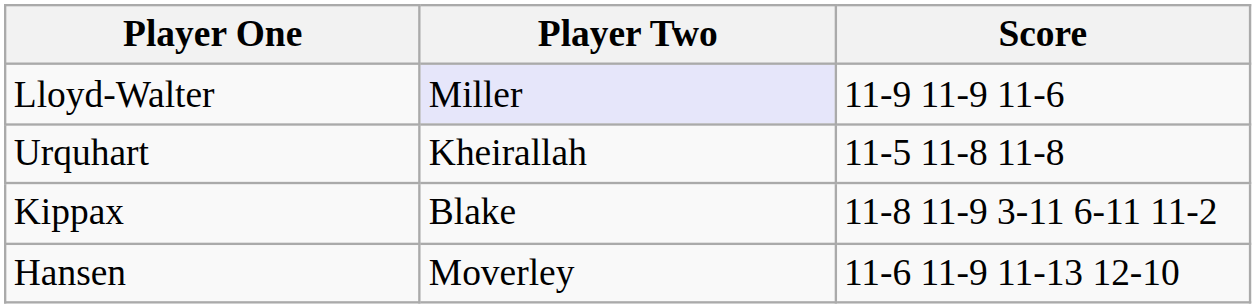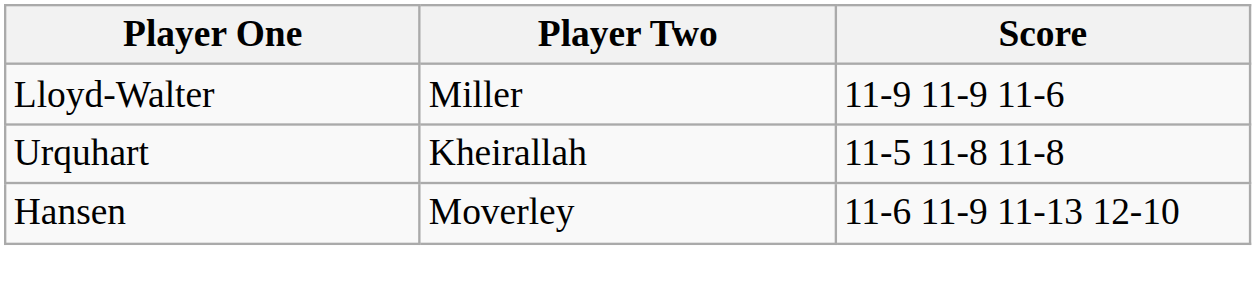(476, 93) lavender background -> (476, 93) no background
- row: (69, 212)
